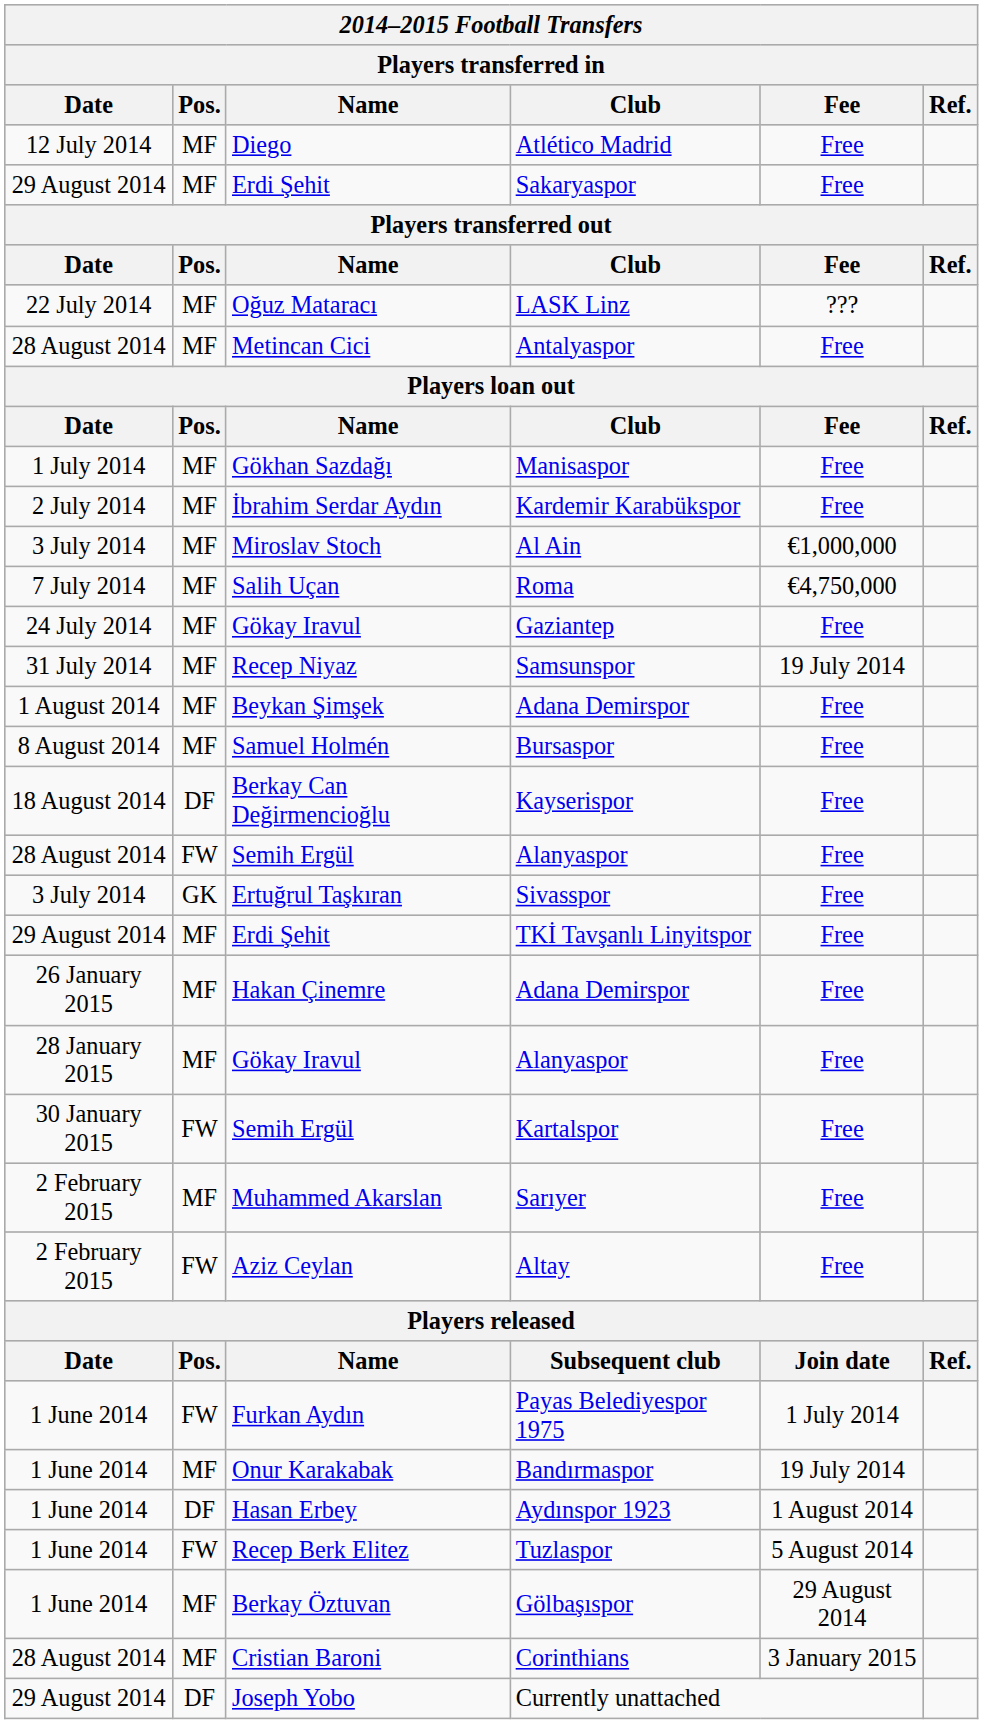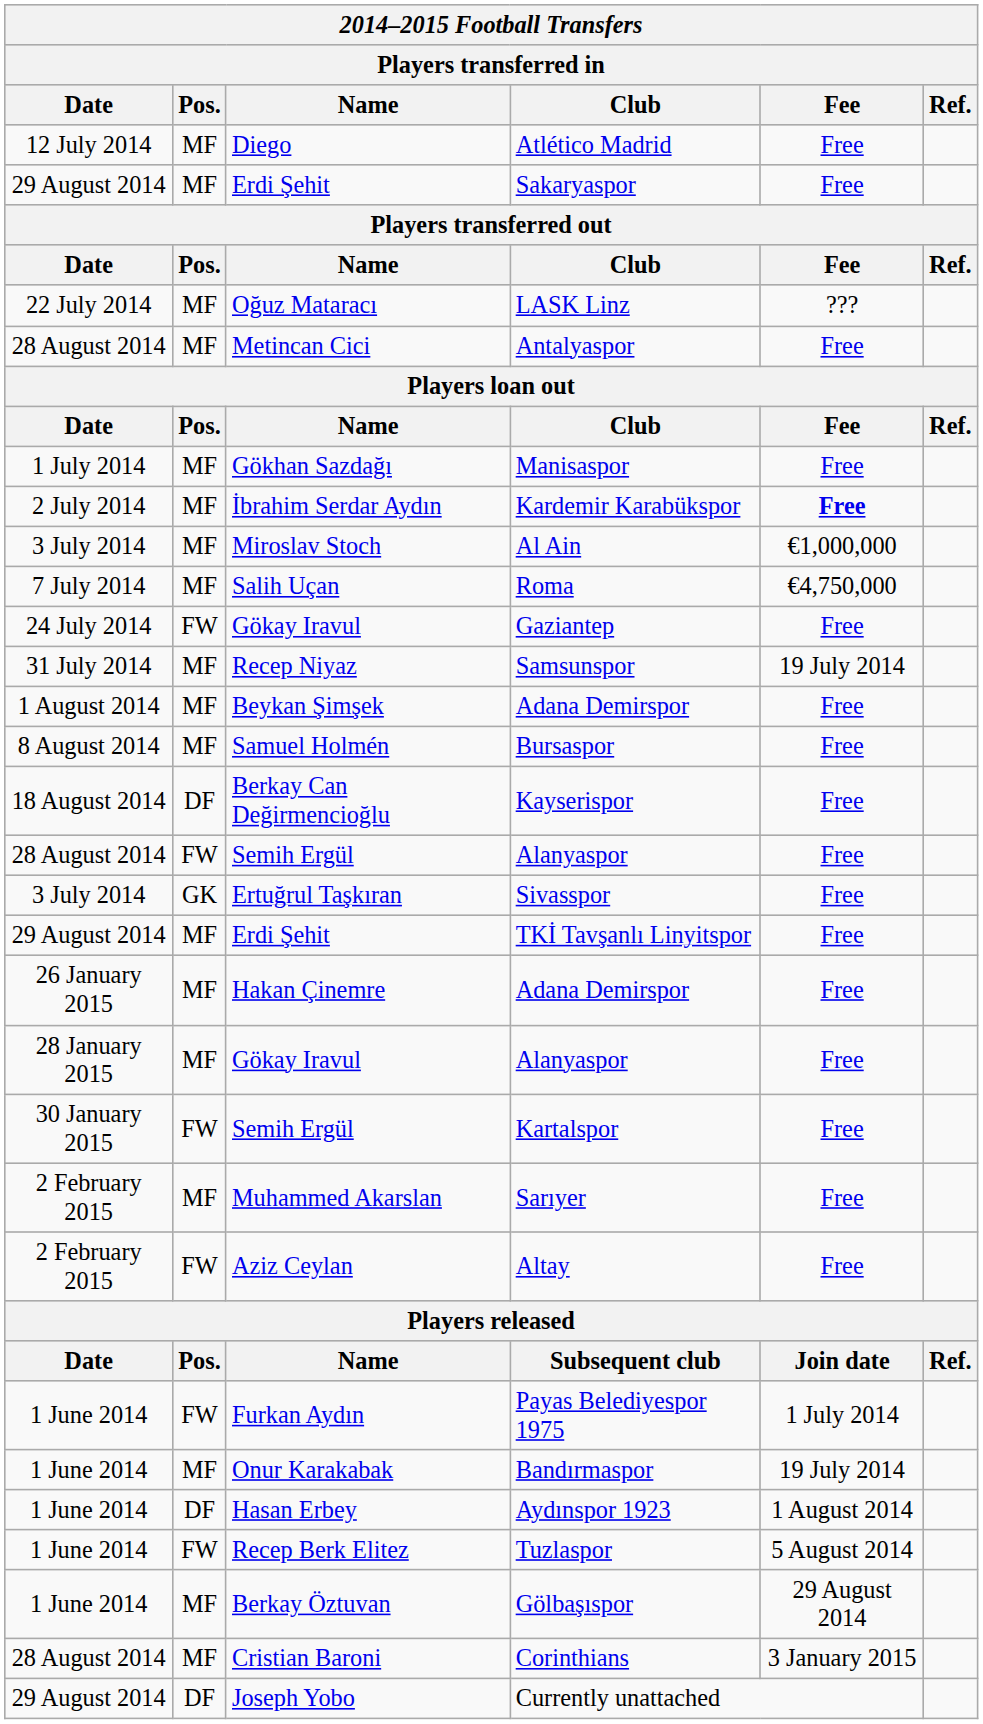(842, 505) normal -> (842, 505) bold
(199, 626) MF -> (199, 626) FW
